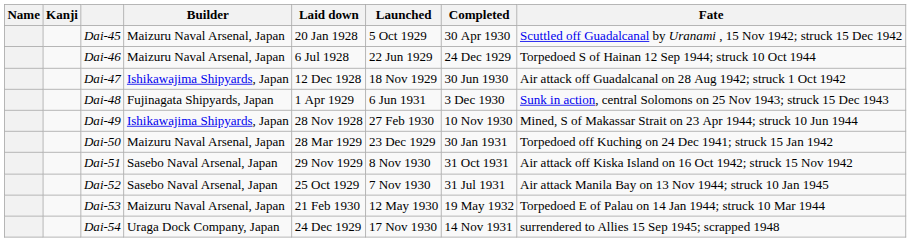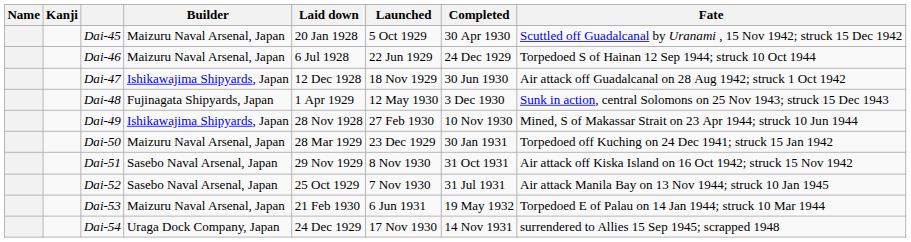(397, 99) 6 Jun 1931 -> (404, 99) 12 May 1930
(404, 205) 12 May 1930 -> (397, 205) 6 Jun 1931
